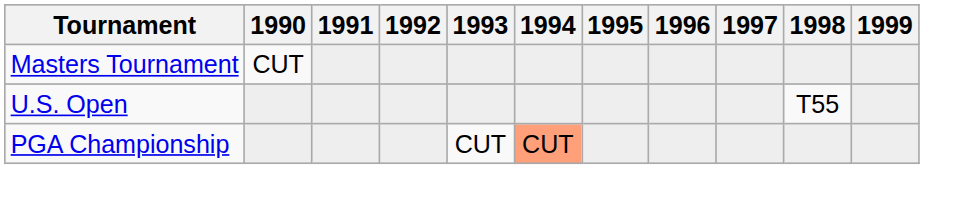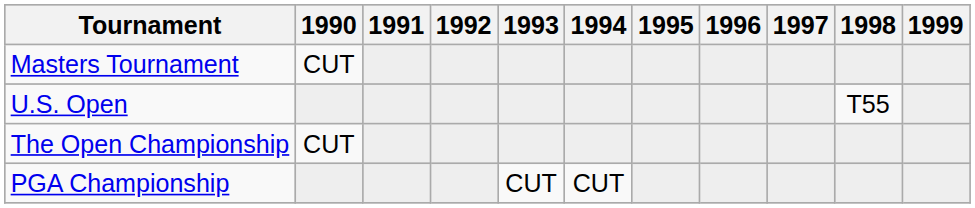+ row: (150, 144)
(548, 144) lightsalmon background -> (598, 184) no background
